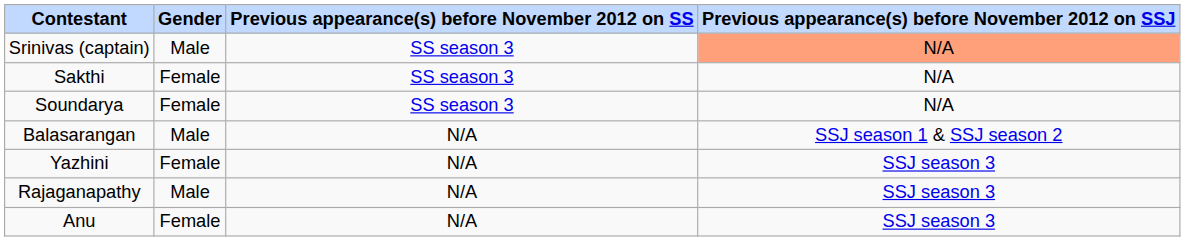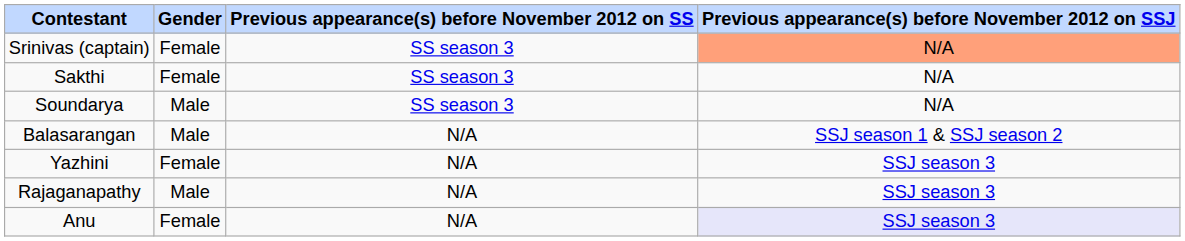(190, 47) Male -> (190, 47) Female
(190, 105) Female -> (190, 105) Male
(939, 221) no background -> (939, 221) lavender background
